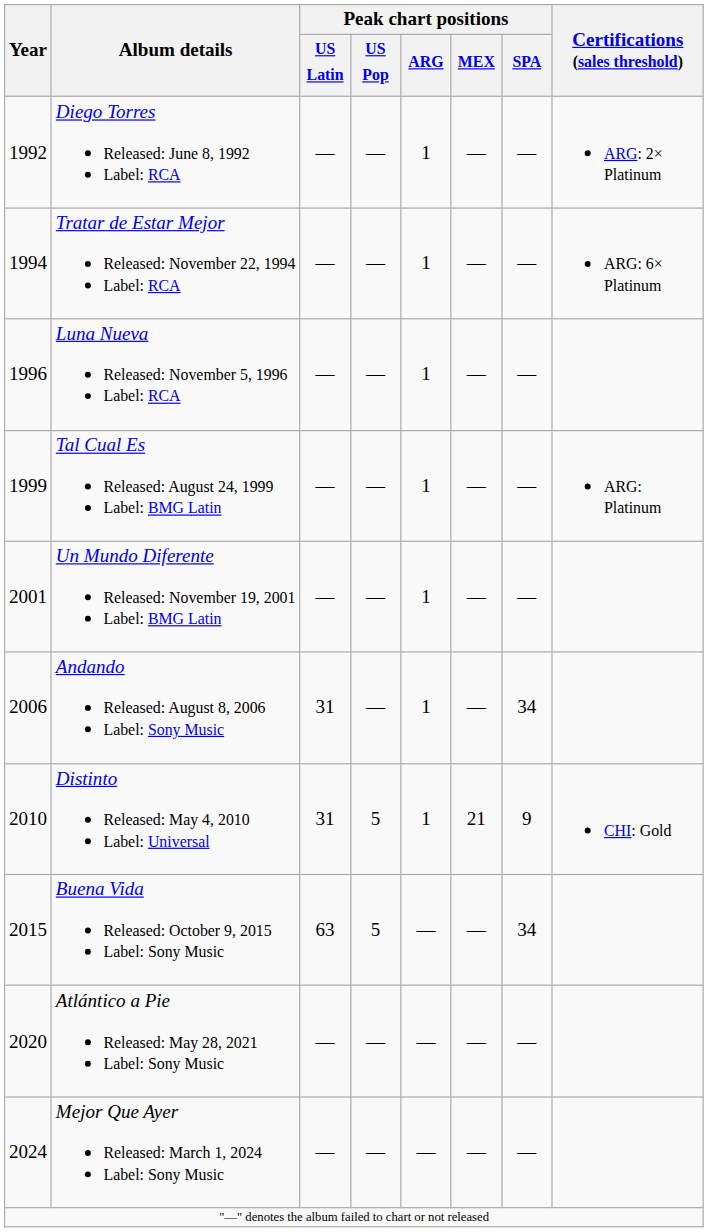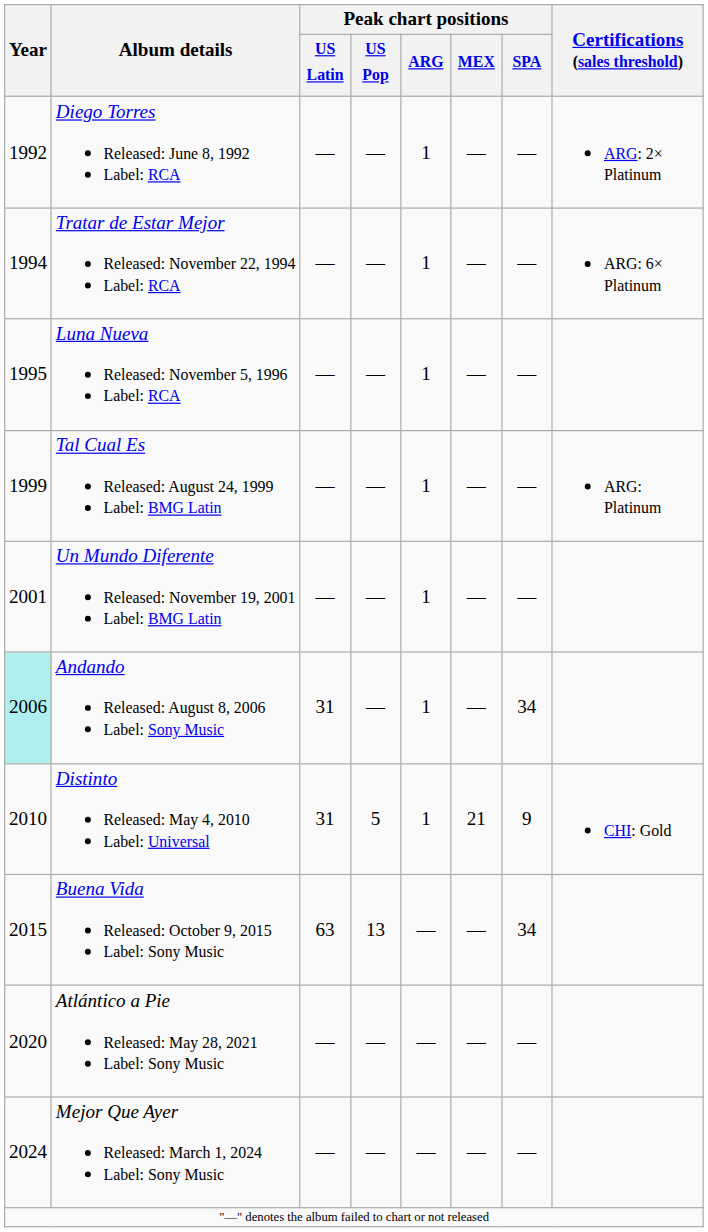(28, 374) 1996 -> (28, 374) 1995
(28, 707) no background -> (28, 707) paleturquoise background
(376, 929) 5 -> (376, 929) 13
